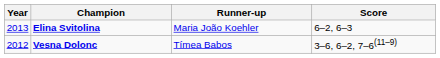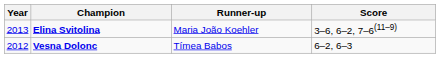(333, 28) 6–2, 6–3 -> (356, 29) 3–6, 6–2, 7–6(11–9)
(356, 45) 3–6, 6–2, 7–6(11–9) -> (333, 46) 6–2, 6–3
